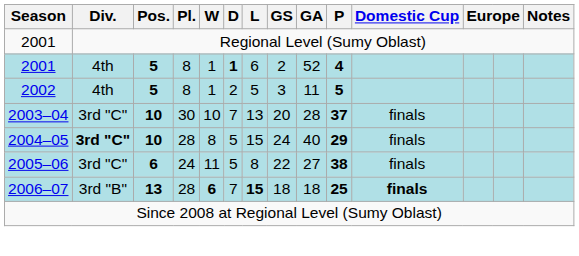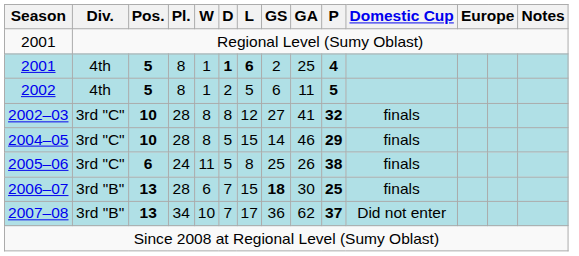(255, 66) normal -> (249, 66) bold
(312, 66) 52 -> (306, 66) 25
(282, 90) 3 -> (276, 90) 6
+ row: (38, 115)
- row: (38, 115)
(103, 139) bold -> (100, 139) normal
(282, 139) 24 -> (276, 139) 14
(312, 139) 40 -> (306, 139) 46
(282, 164) 22 -> (276, 164) 25
(312, 164) 27 -> (306, 164) 26
(212, 189) bold -> (206, 189) normal
(255, 189) bold -> (249, 189) normal
(282, 189) normal -> (276, 189) bold
(312, 189) 18 -> (306, 189) 30
(407, 189) bold -> (402, 189) normal
+ row: (38, 213)
